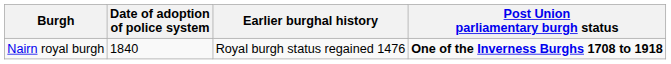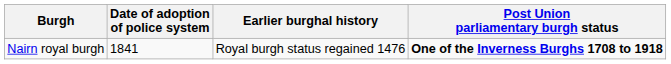(124, 48) 1840 -> (124, 48) 1841
